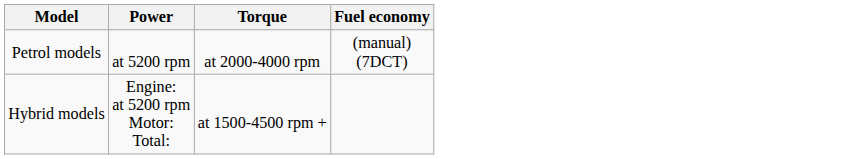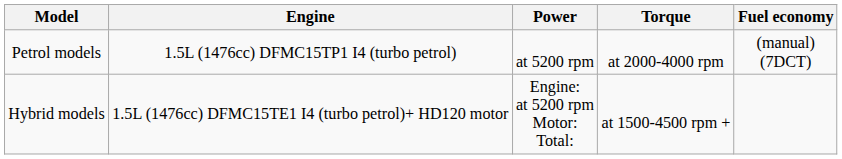+ column: (310, 17)
